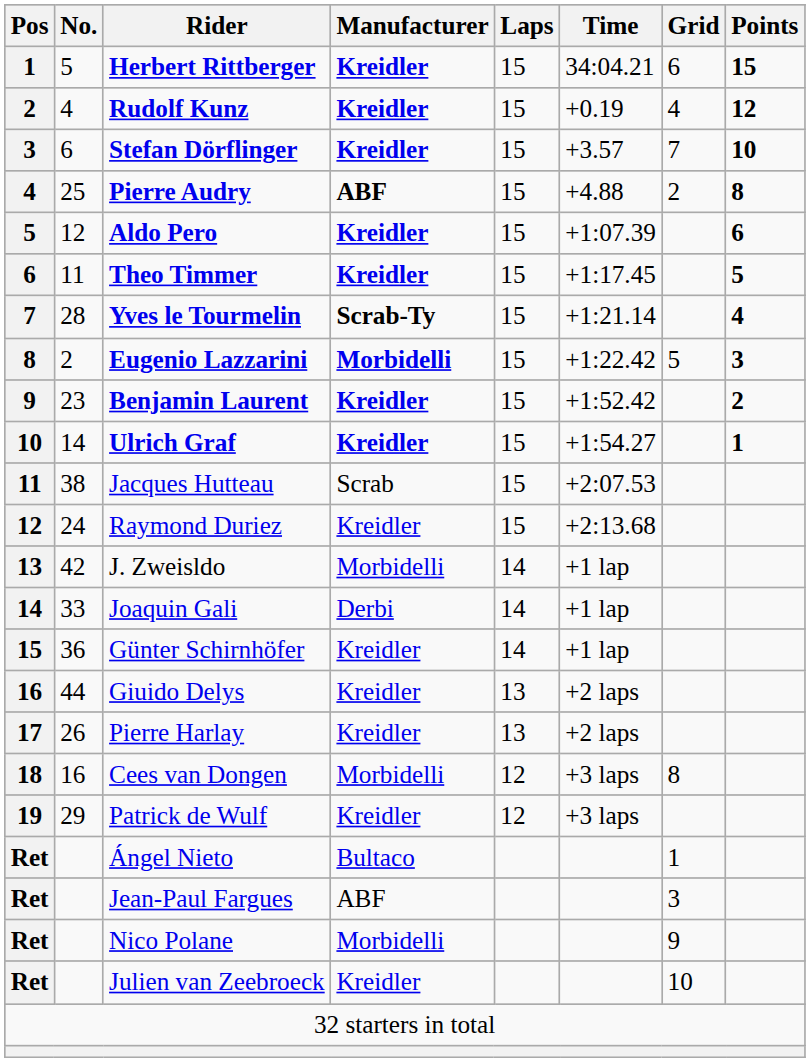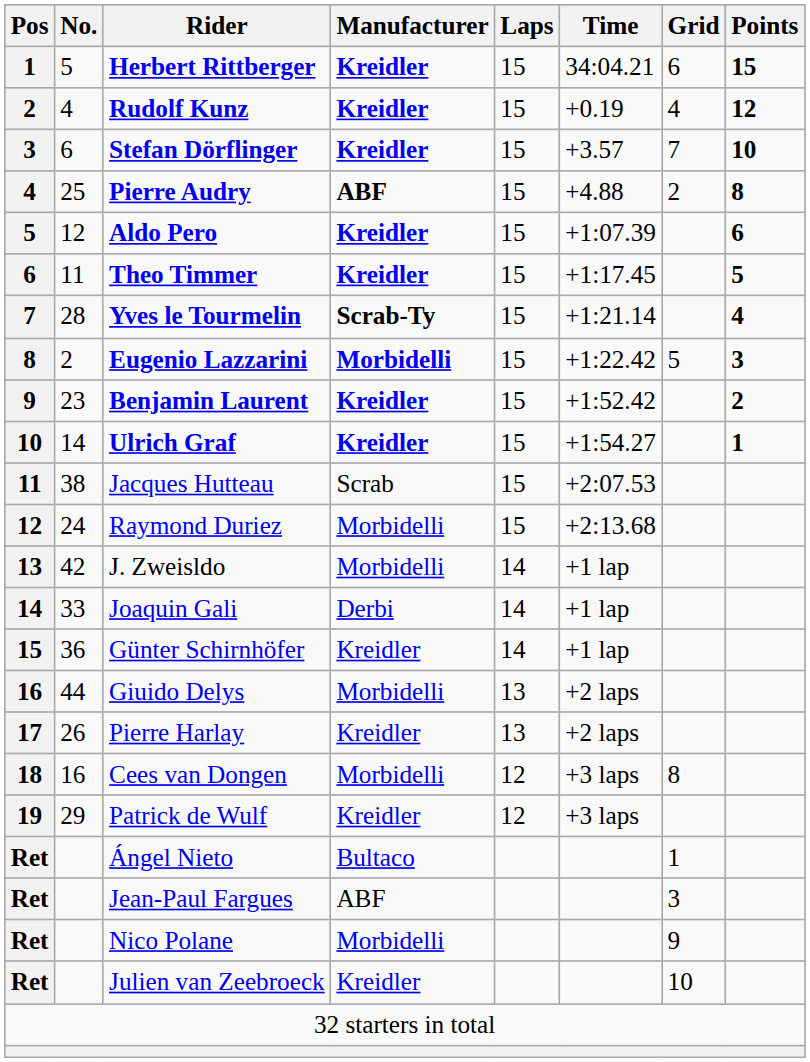(378, 524) Kreidler -> (390, 524) Morbidelli
(378, 691) Kreidler -> (390, 691) Morbidelli
